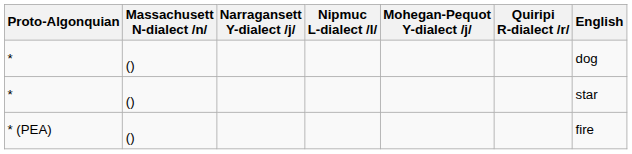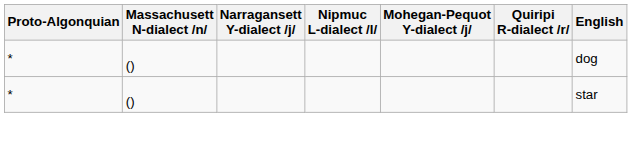- row: (30, 130)
